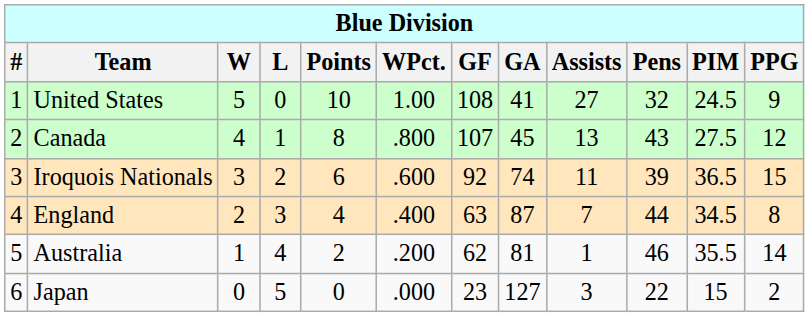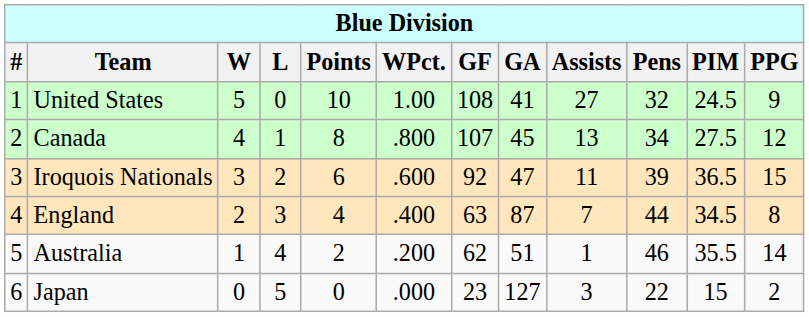(657, 138) 43 -> (657, 138) 34
(522, 176) 74 -> (522, 176) 47
(522, 253) 81 -> (522, 253) 51
